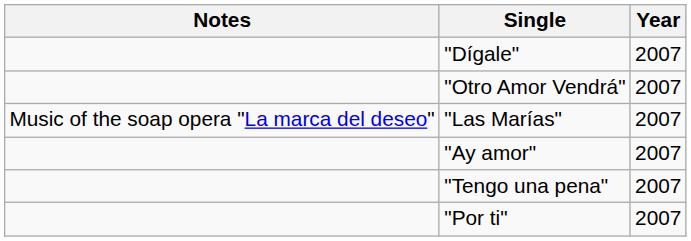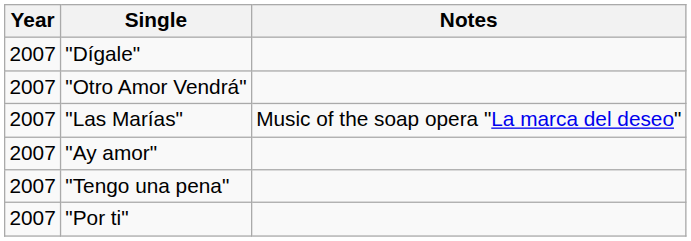columns swapped: (658, 20) <-> (222, 20)
